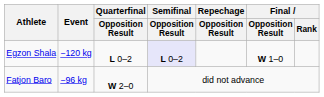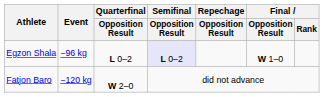(76, 54) −120 kg -> (74, 54) −96 kg
(74, 80) −96 kg -> (76, 80) −120 kg
